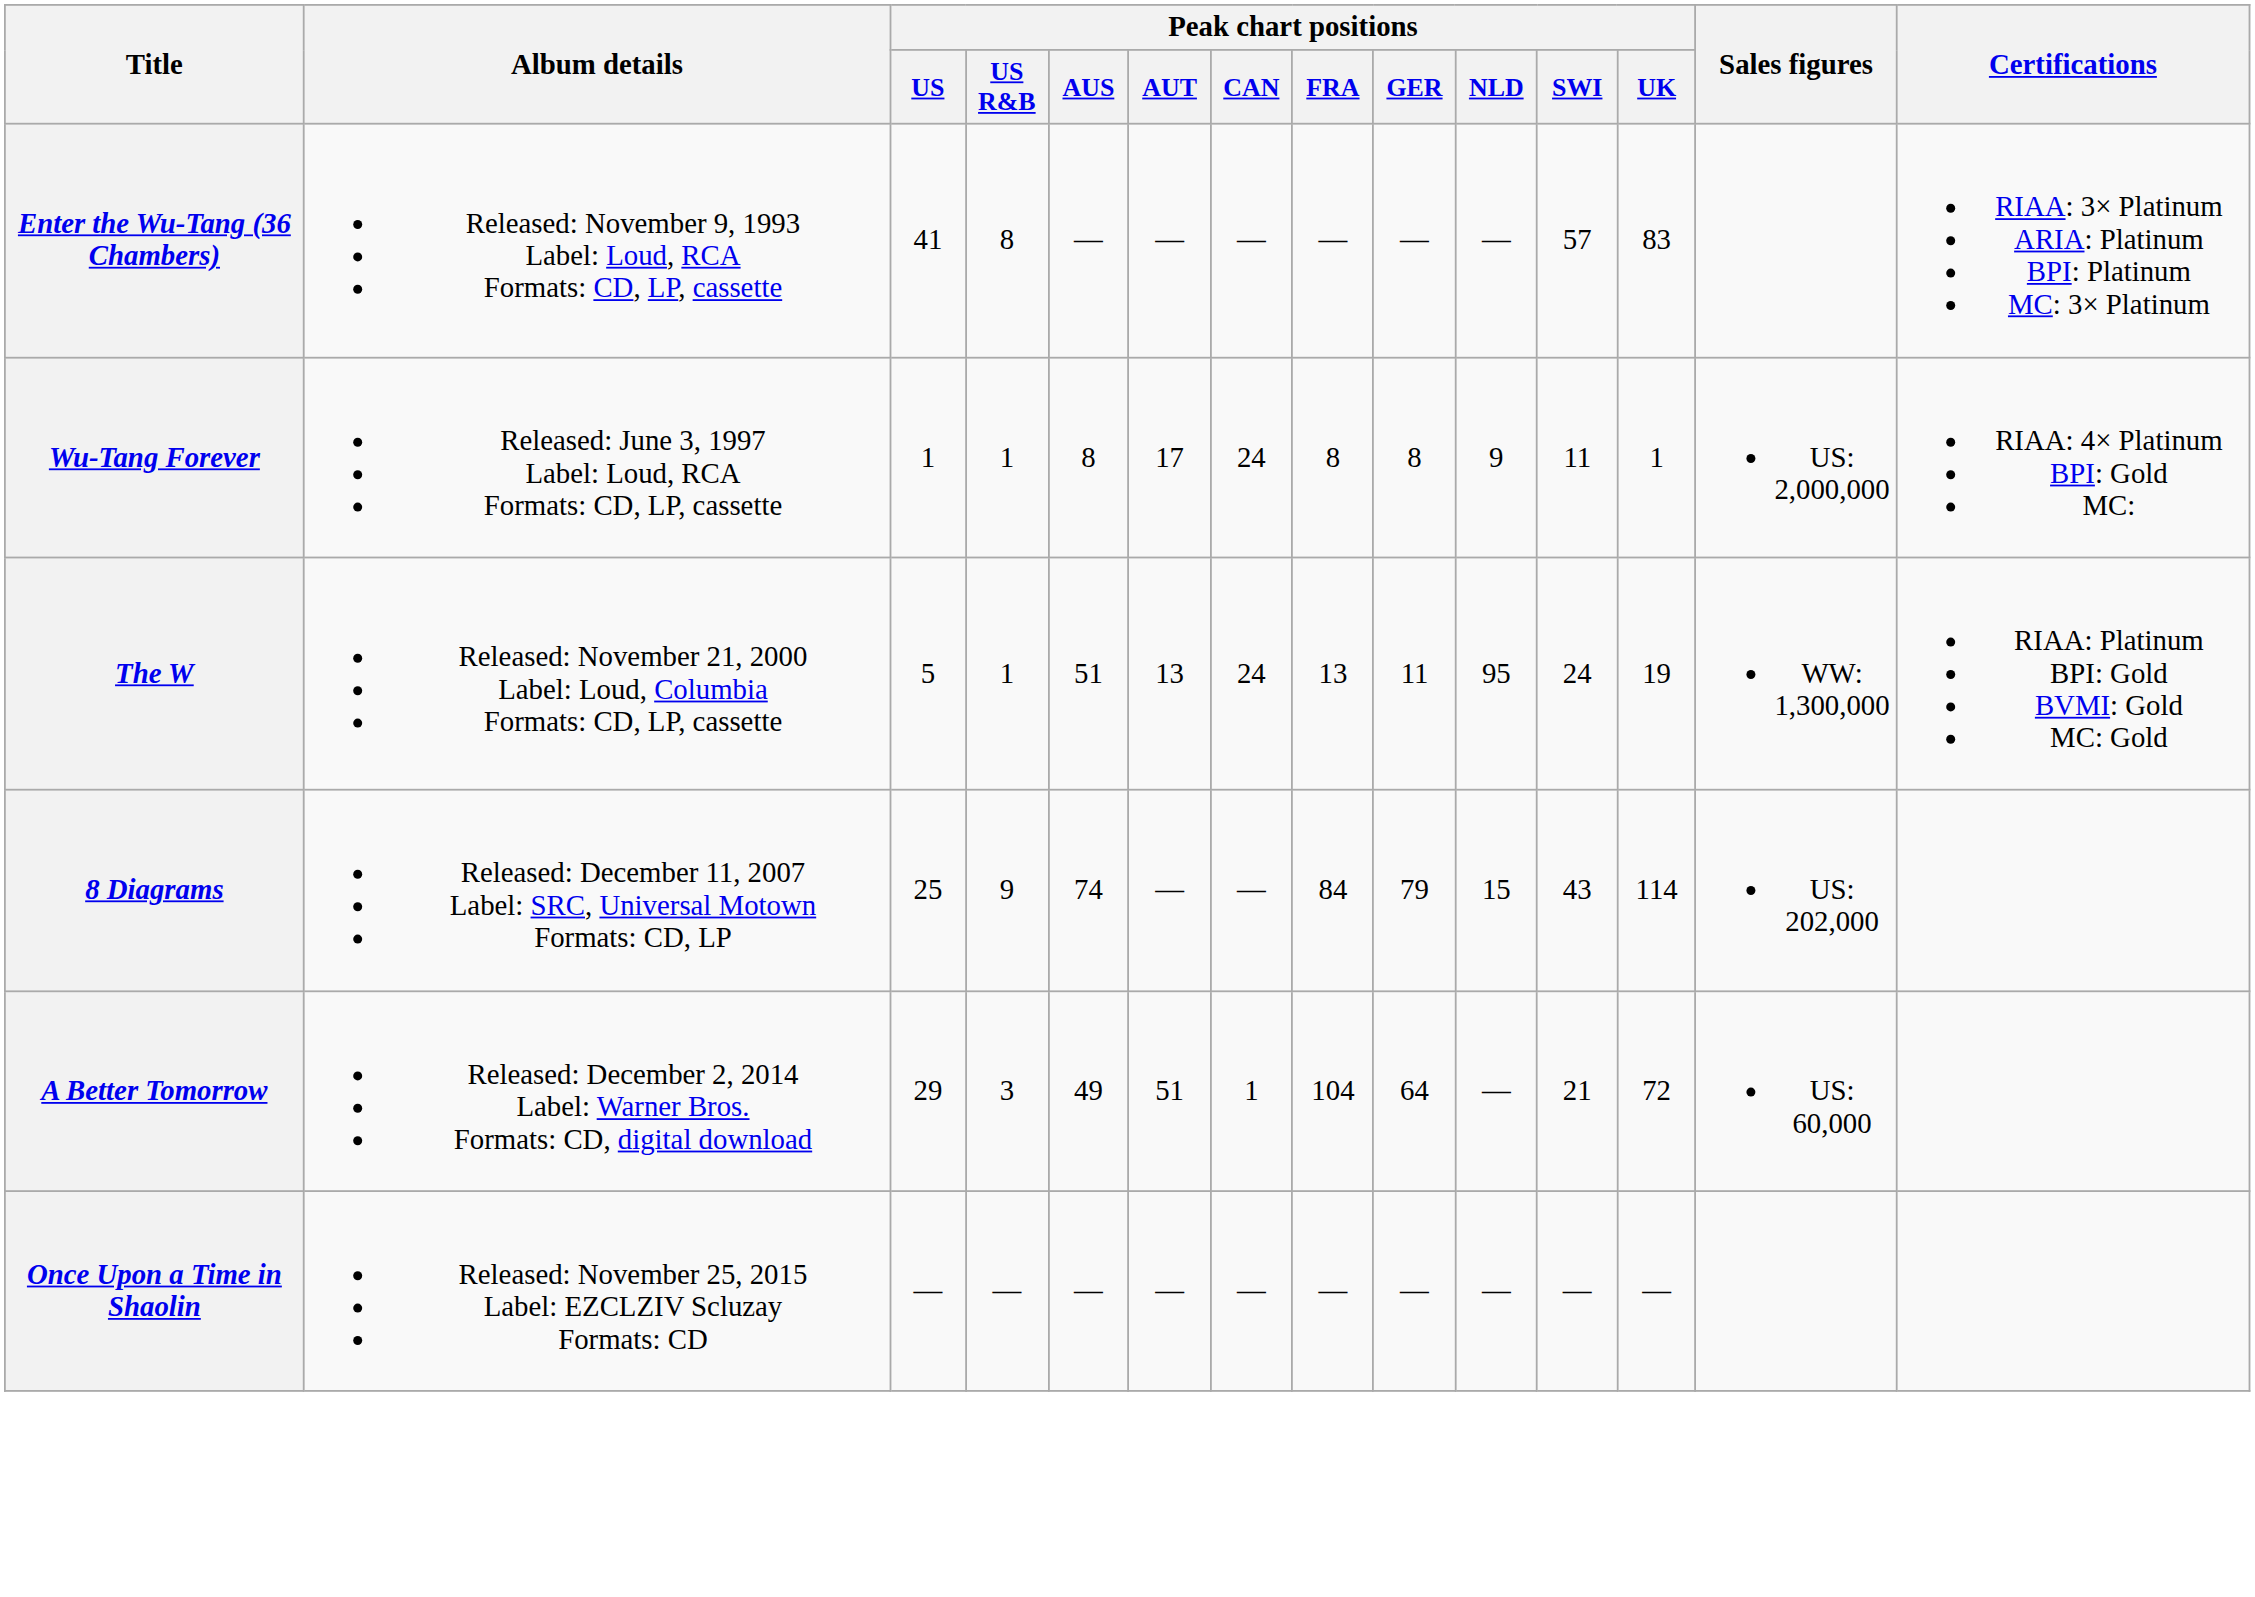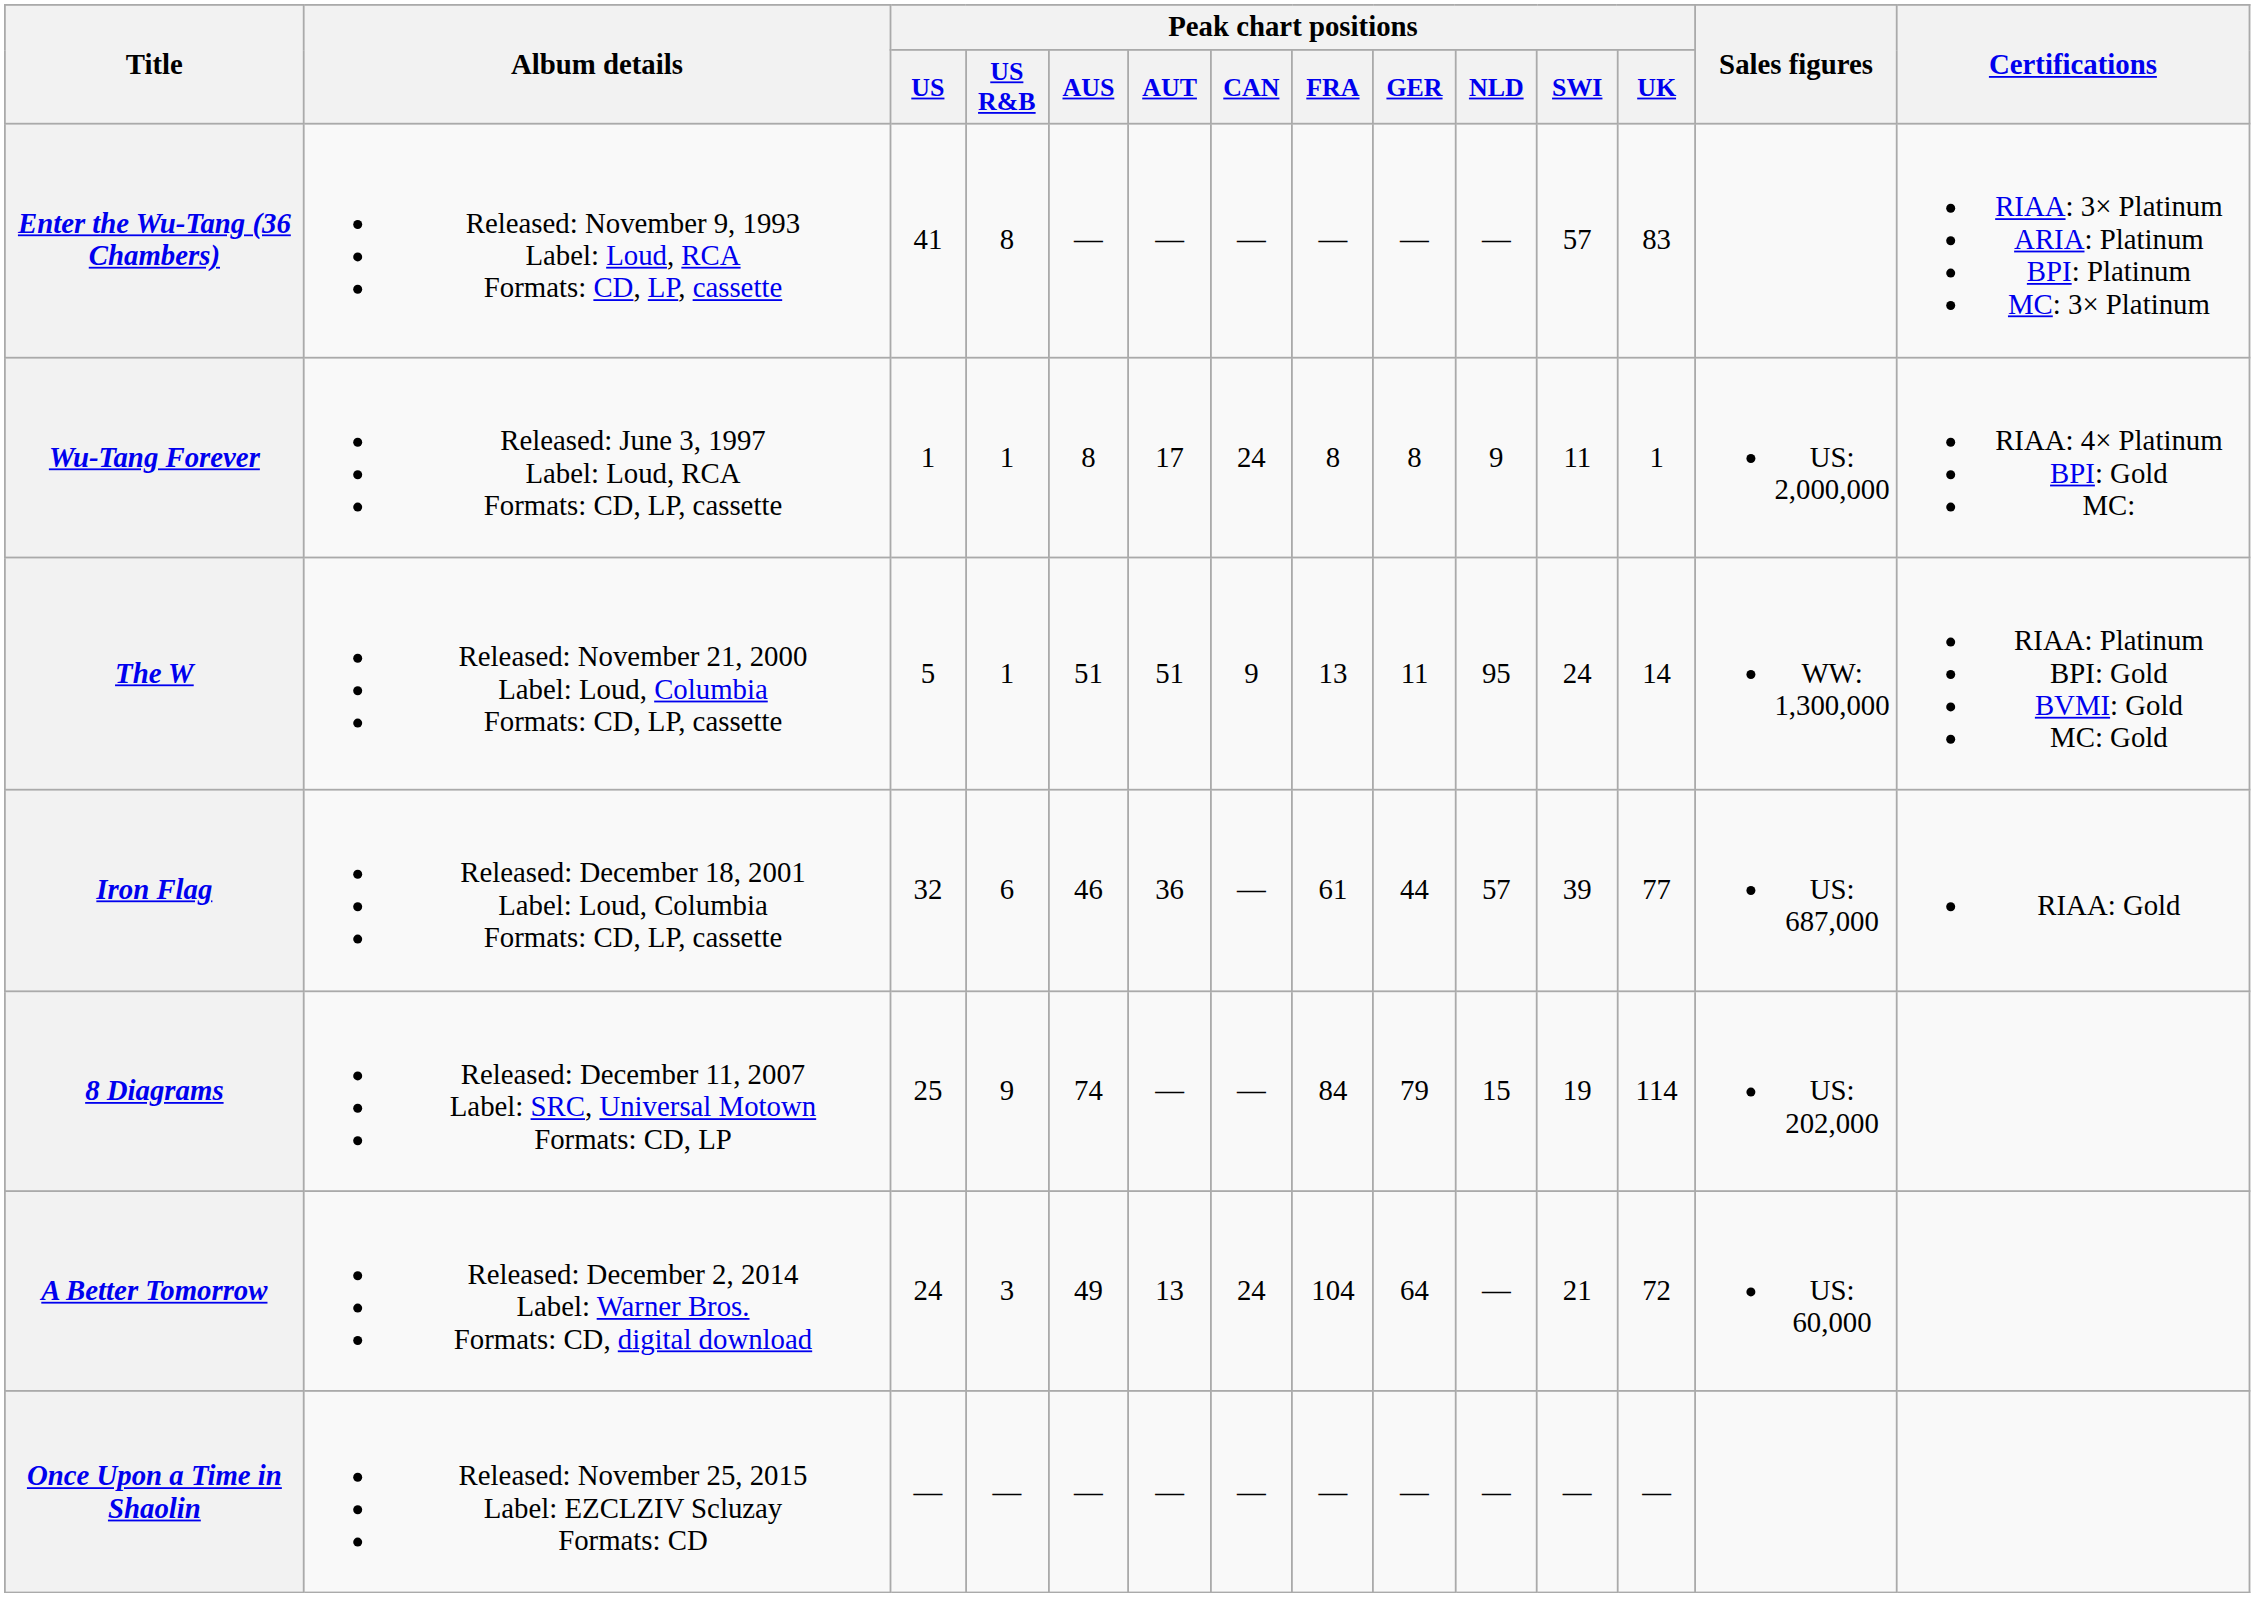(1170, 673) 13 -> (1170, 673) 51
(1251, 673) 24 -> (1251, 673) 9
(1657, 673) 19 -> (1657, 673) 14
+ row: (154, 889)
(1577, 889) 43 -> (1577, 1090) 19
(928, 1090) 29 -> (928, 1290) 24
(1170, 1090) 51 -> (1170, 1290) 13
(1251, 1090) 1 -> (1251, 1290) 24
